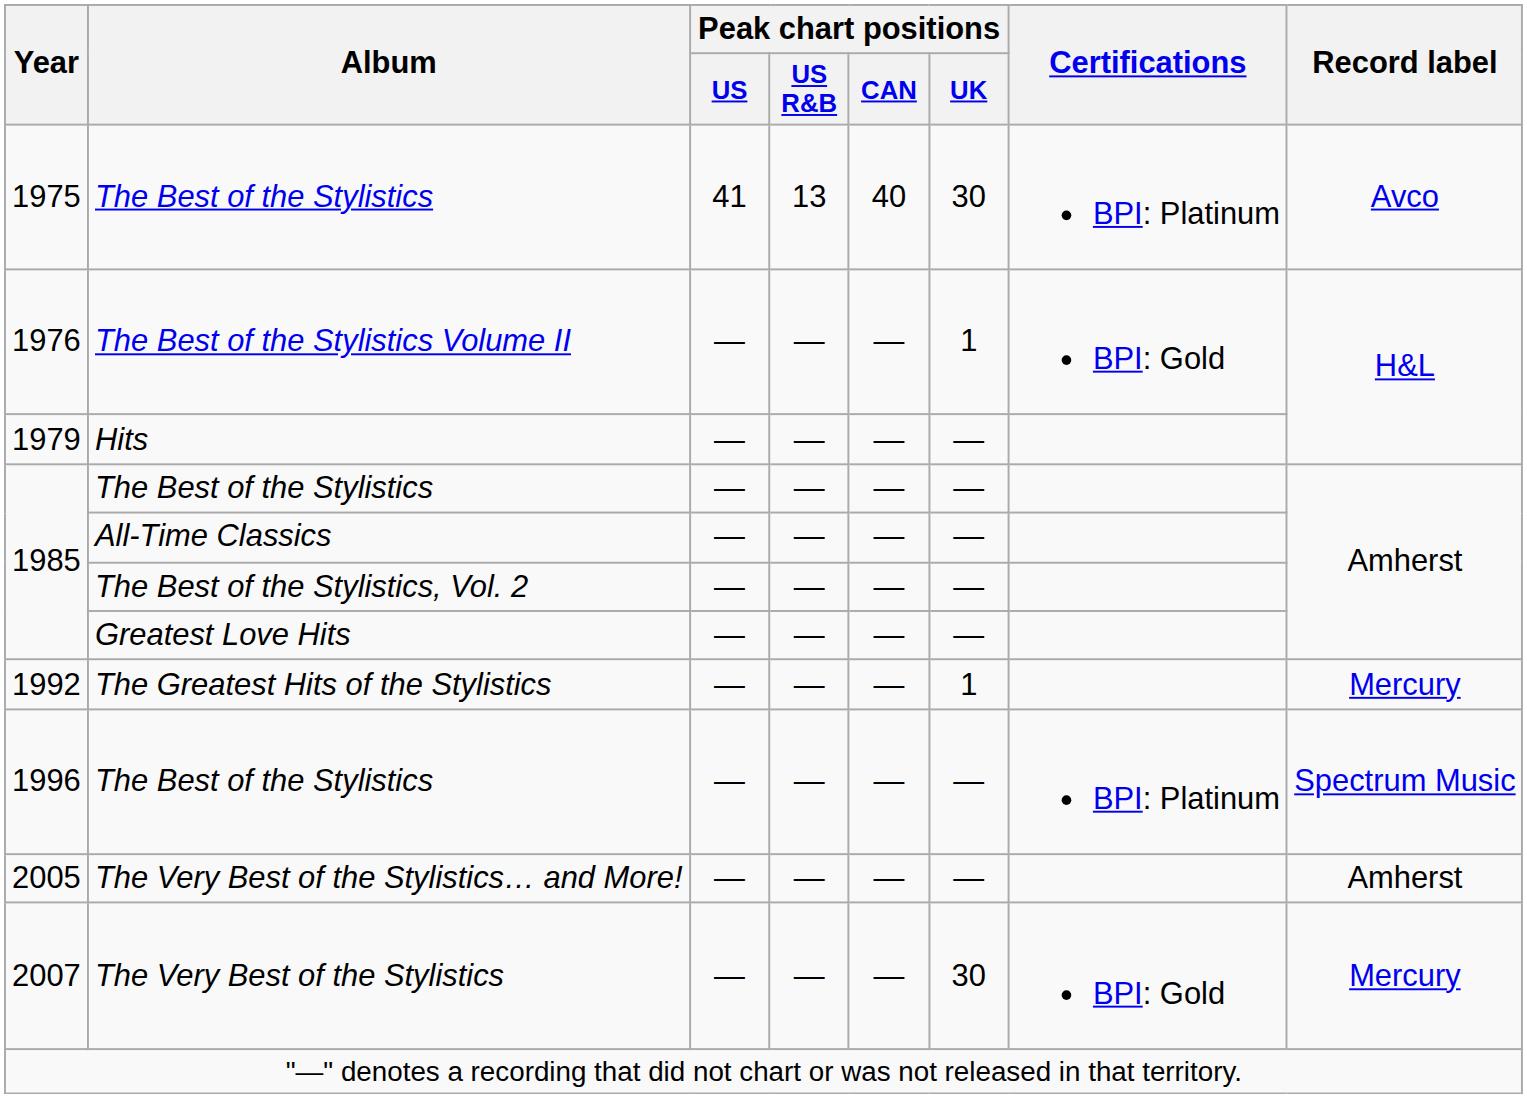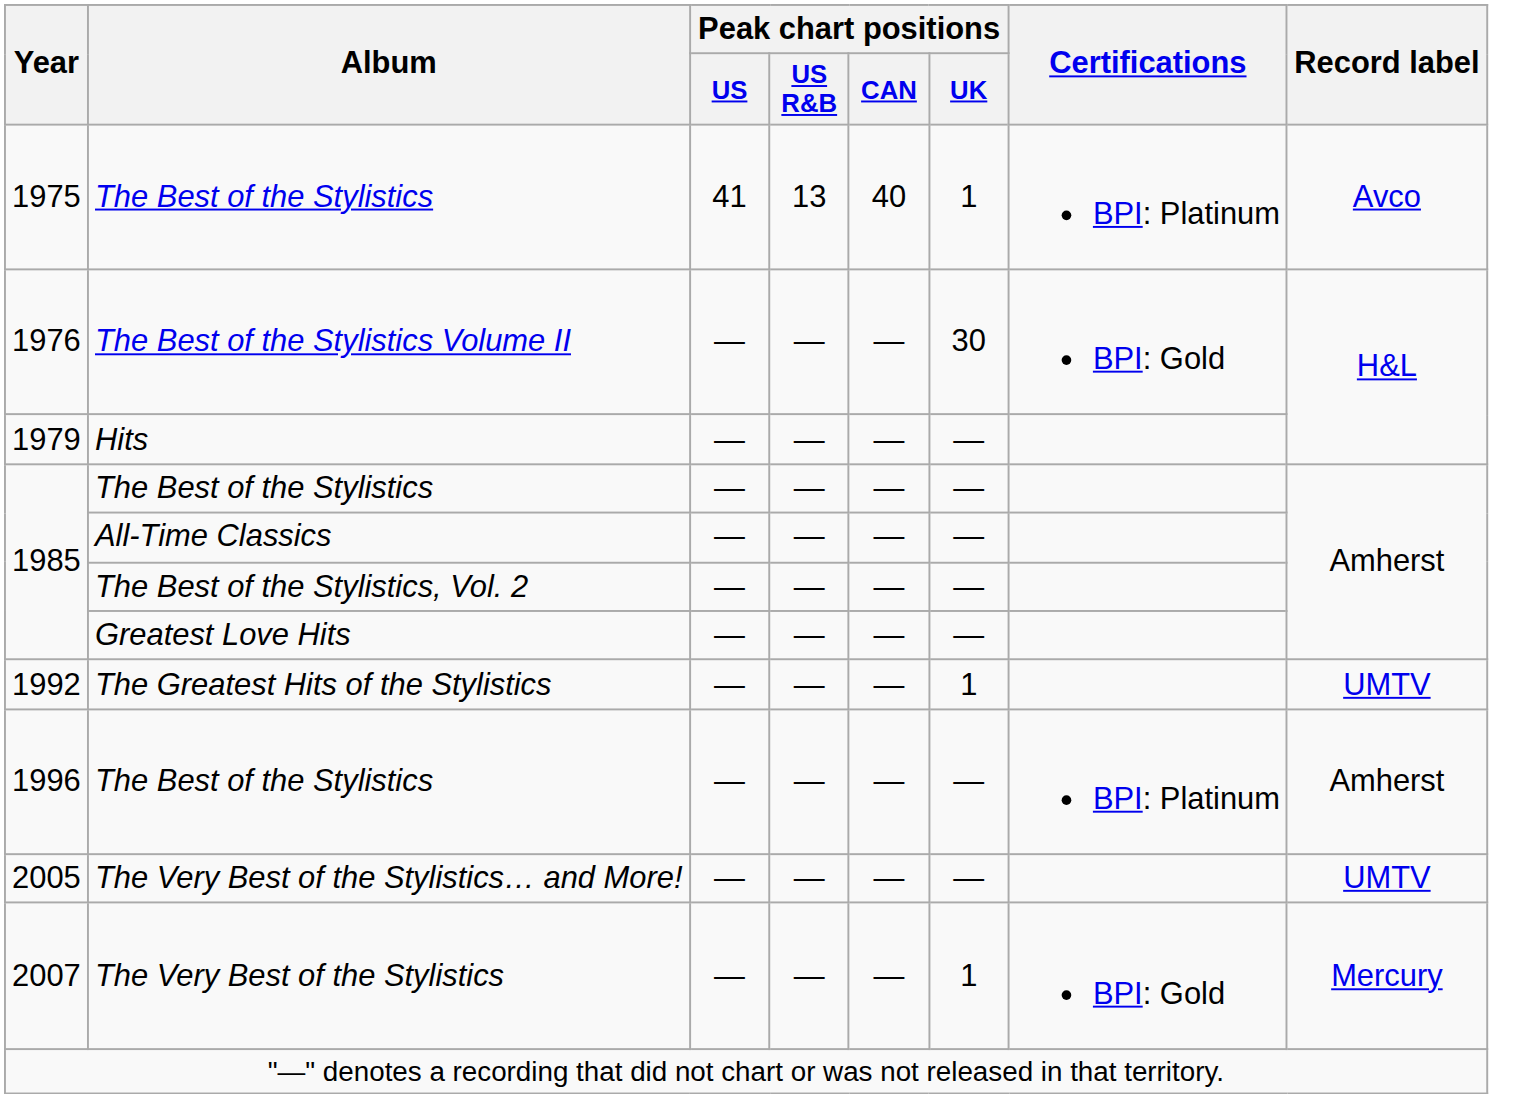(969, 196) 30 -> (969, 196) 1
(969, 341) 1 -> (969, 341) 30
(1405, 683) Mercury -> (1387, 683) UMTV
(1405, 781) Spectrum Music -> (1387, 781) Amherst
(1405, 878) Amherst -> (1387, 878) UMTV
(969, 975) 30 -> (969, 975) 1
